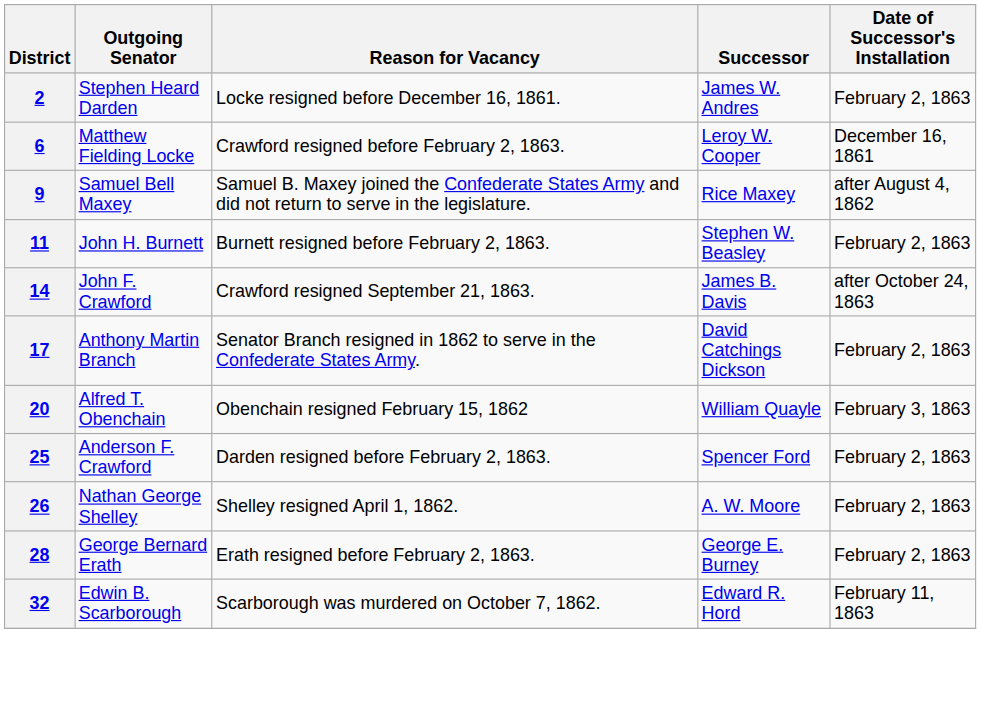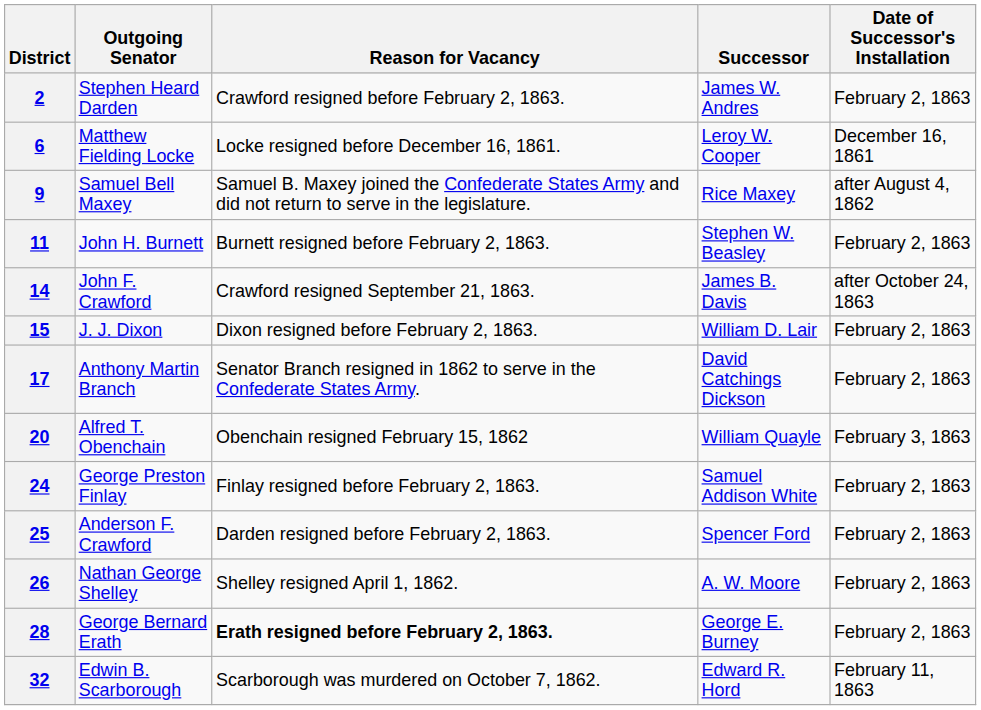(388, 97) Locke resigned before December 16, 1861. -> (390, 97) Crawford resigned before February 2, 1863.
(390, 146) Crawford resigned before February 2, 1863. -> (388, 146) Locke resigned before December 16, 1861.
+ row: (40, 330)
+ row: (40, 486)
(375, 554) normal -> (384, 631) bold
